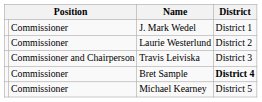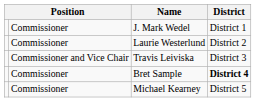(73, 58) Commissioner and Chairperson -> (70, 58) Commissioner and Vice Chair
